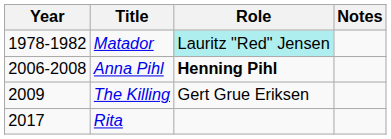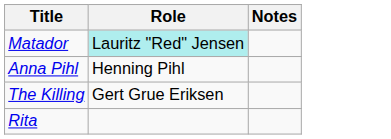- column: (47, 17)
(227, 69) bold -> (138, 69) normal
